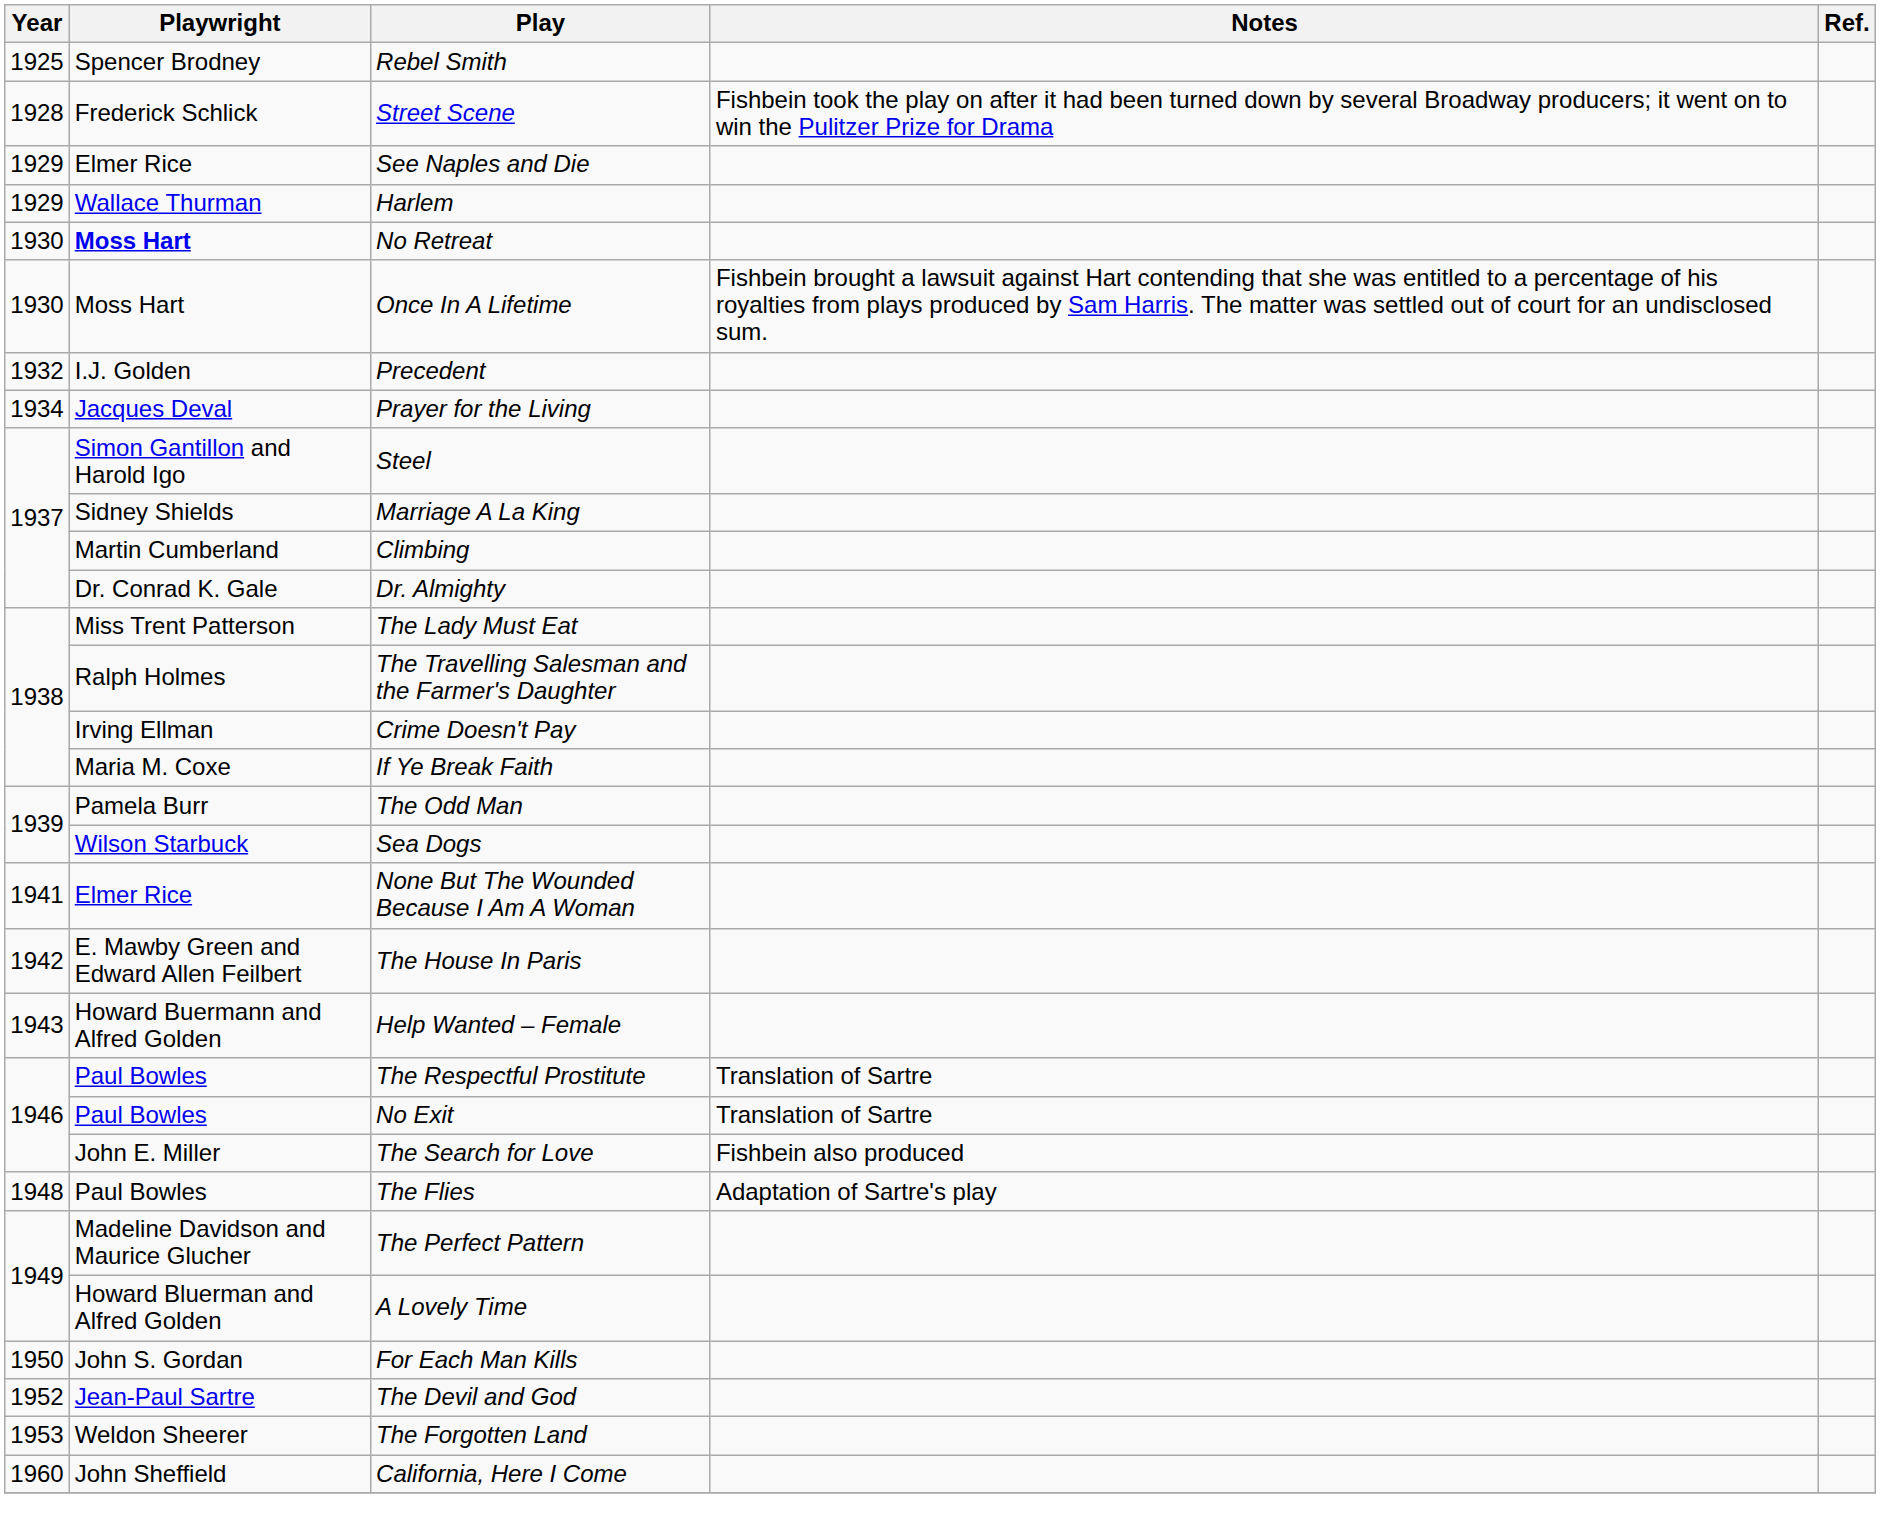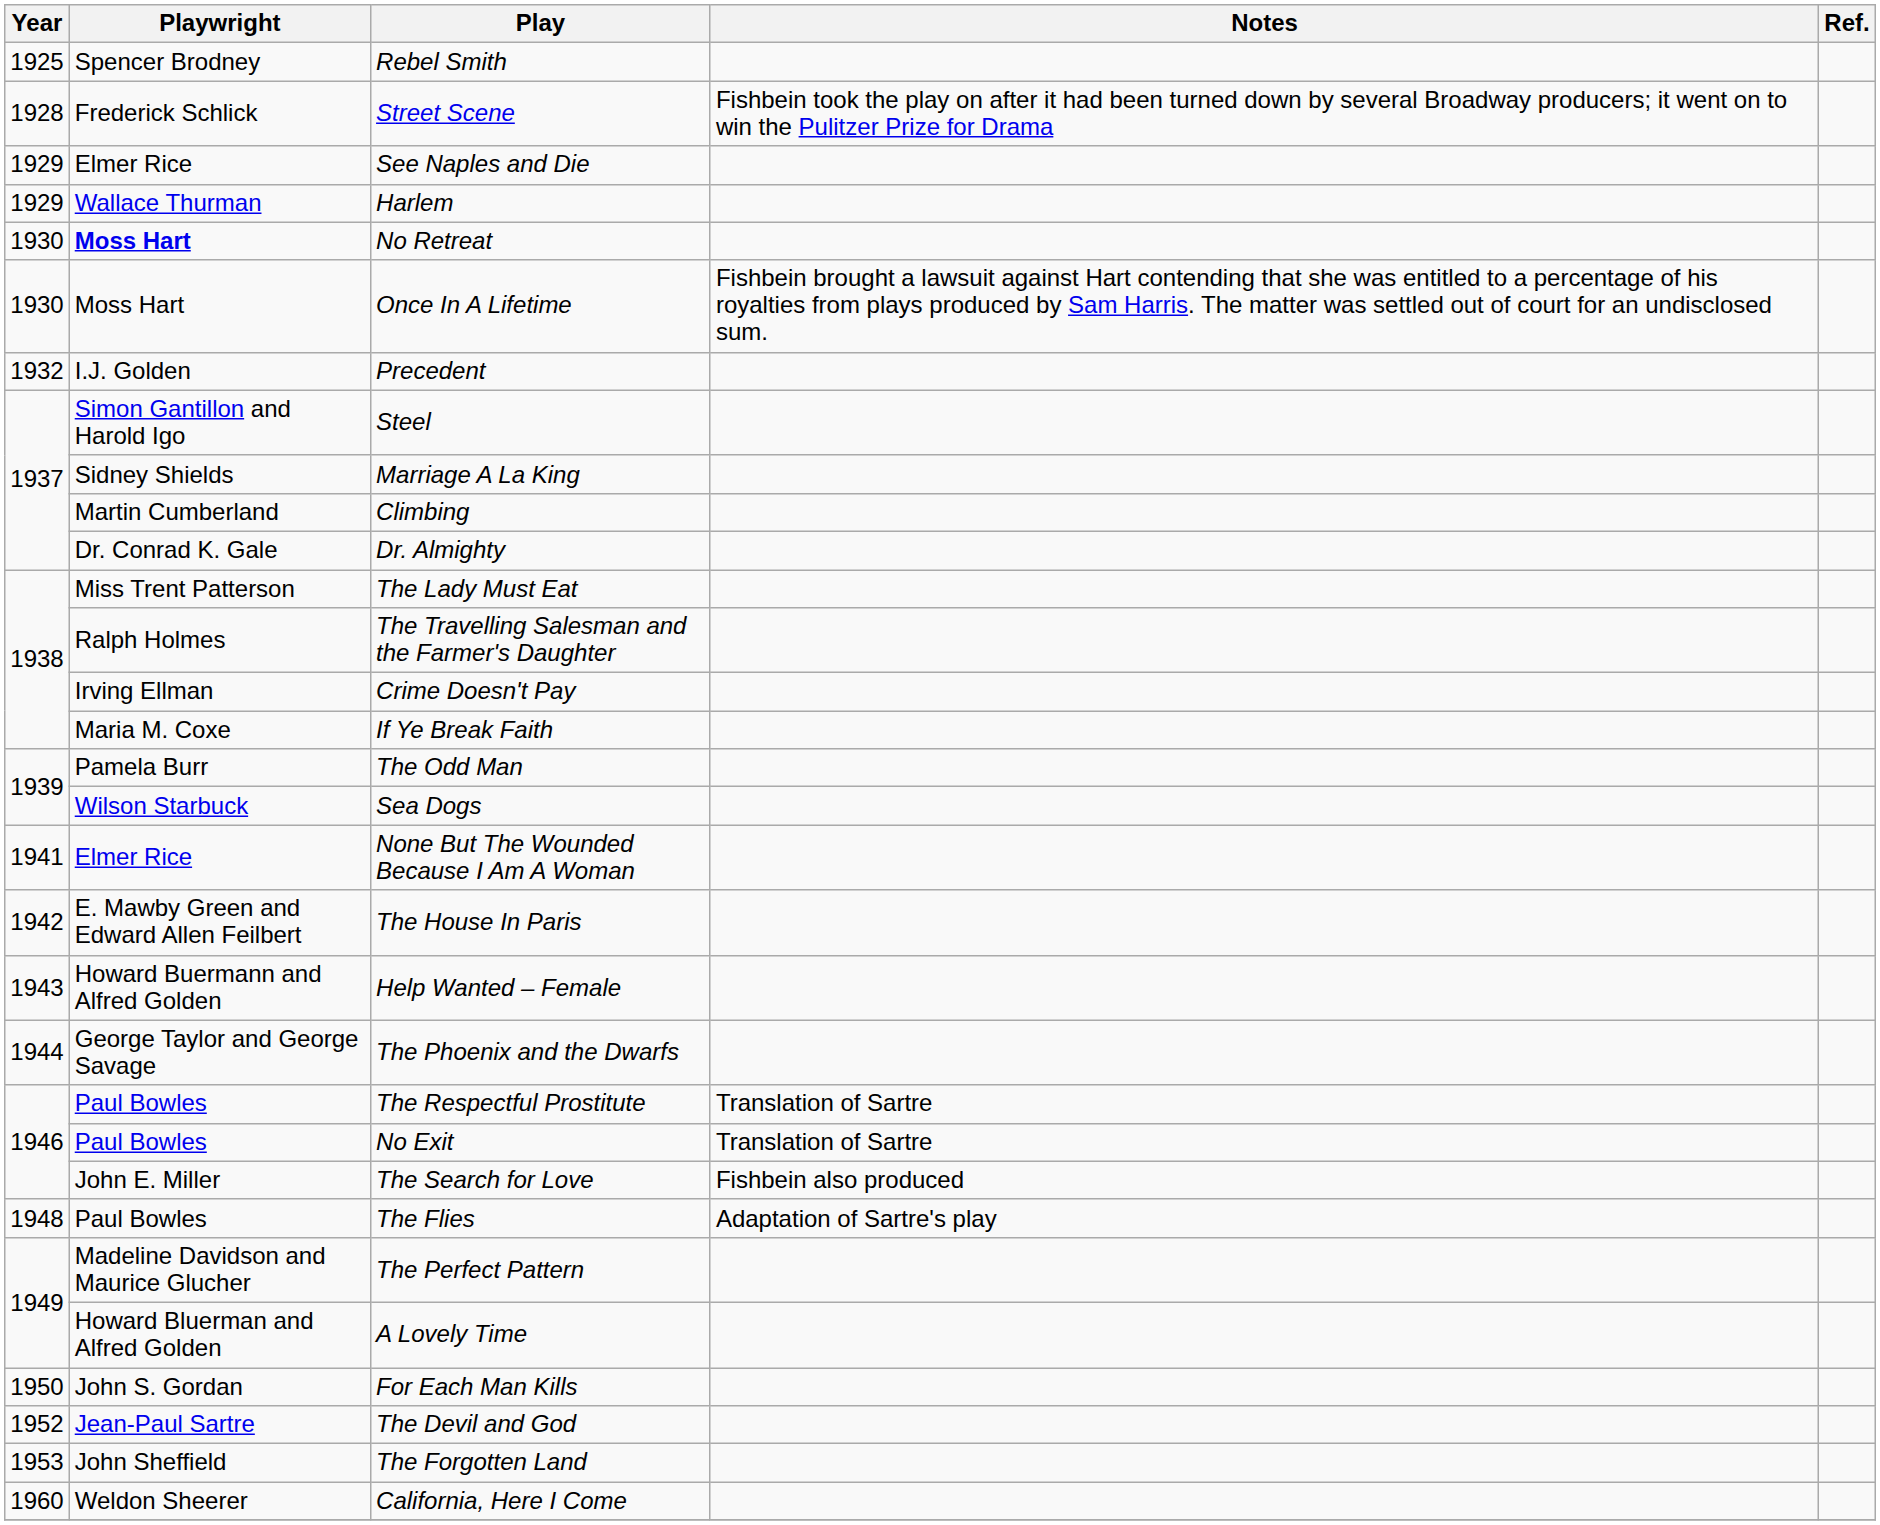- row: (483, 409)
+ row: (527, 1052)
(161, 1435) Weldon Sheerer -> (151, 1462) John Sheffield
(151, 1473) John Sheffield -> (161, 1500) Weldon Sheerer
